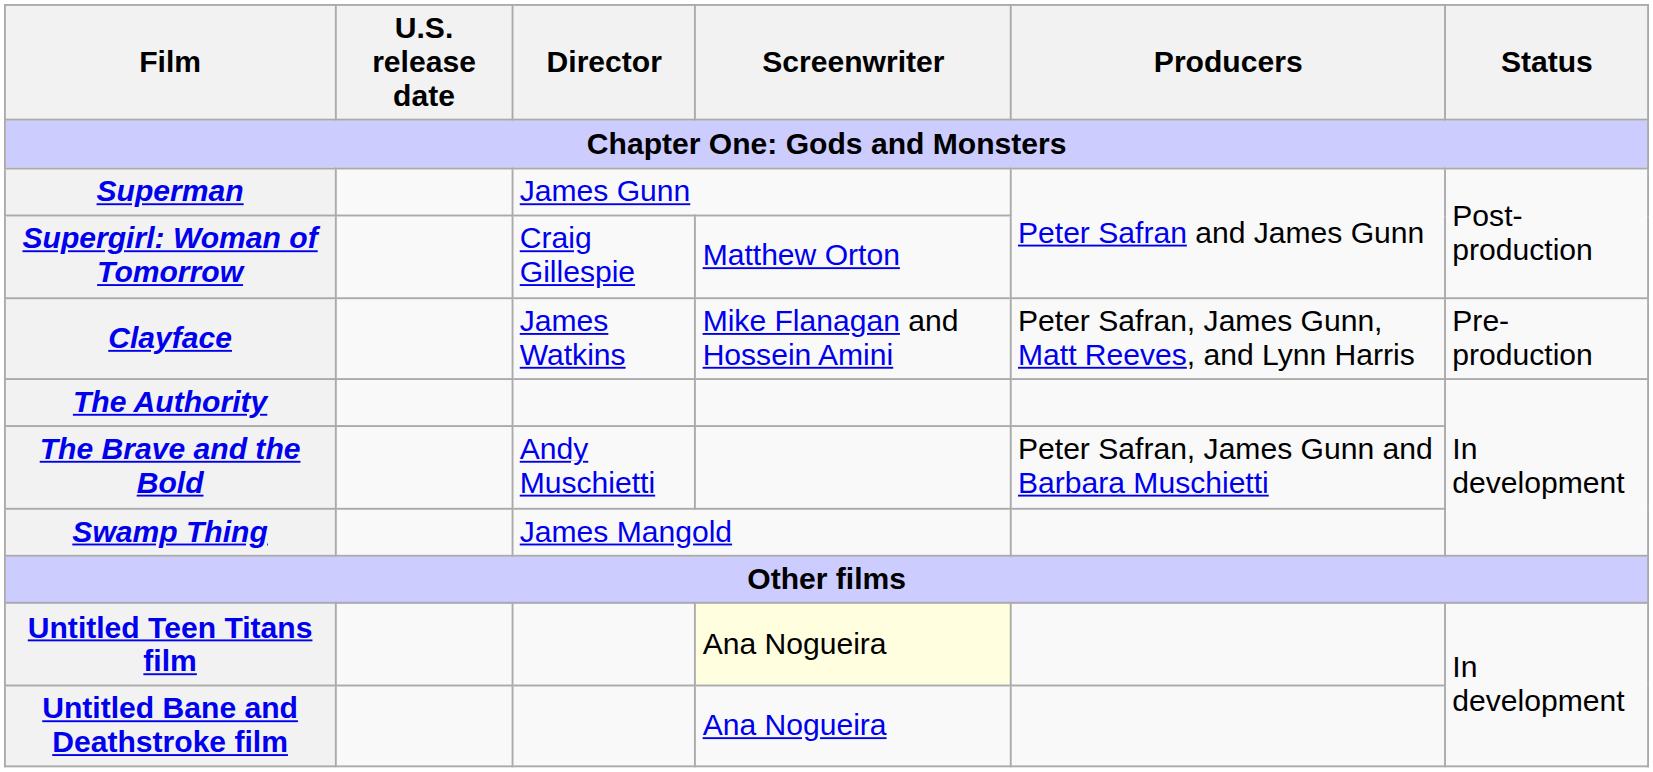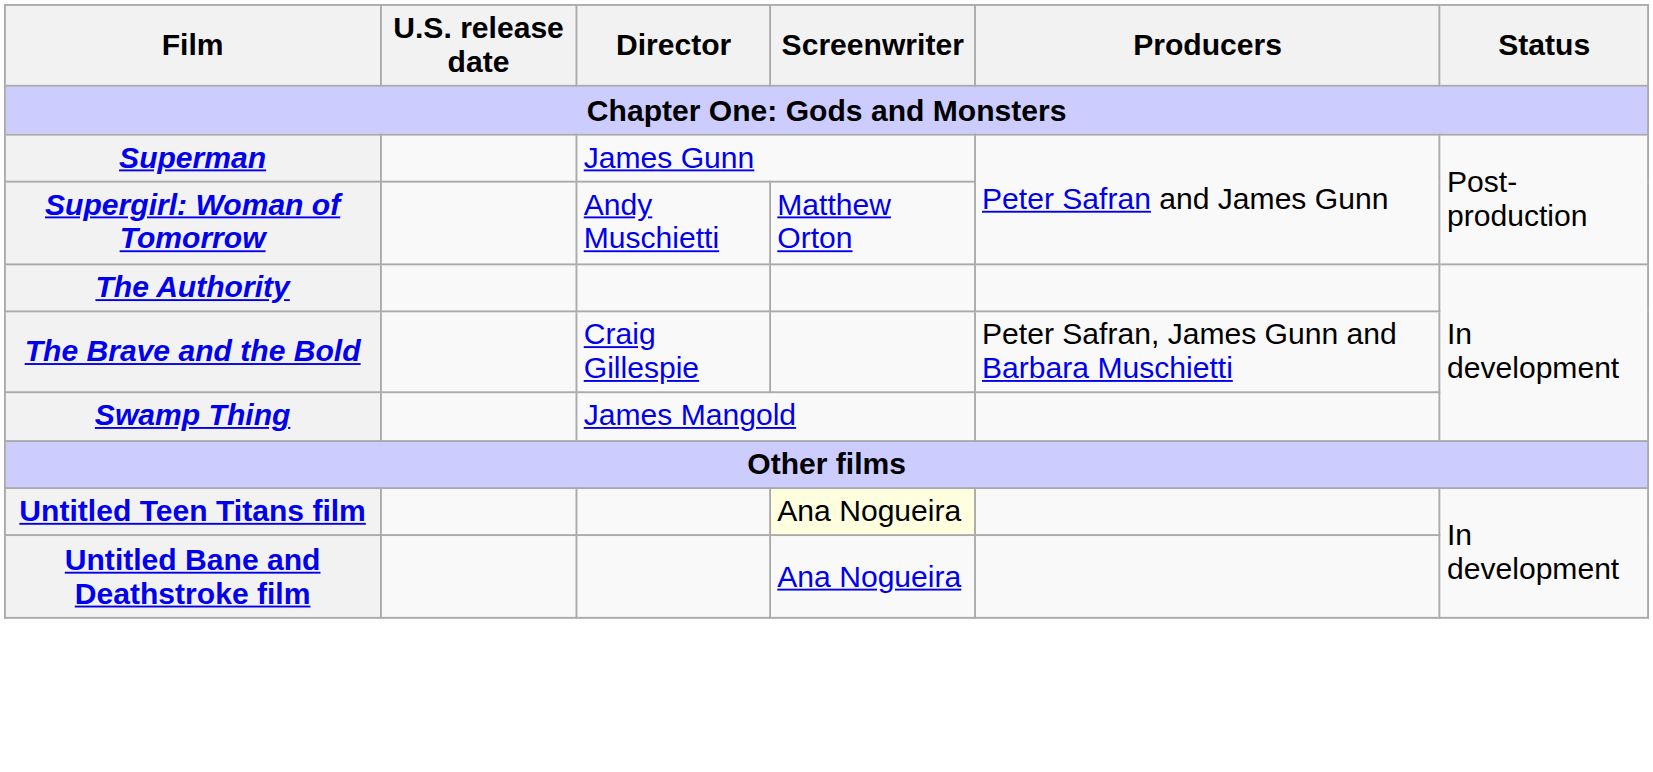(577, 256) Craig Gillespie -> (651, 222) Andy Muschietti
- row: (170, 337)
(587, 466) Andy Muschietti -> (641, 351) Craig Gillespie
